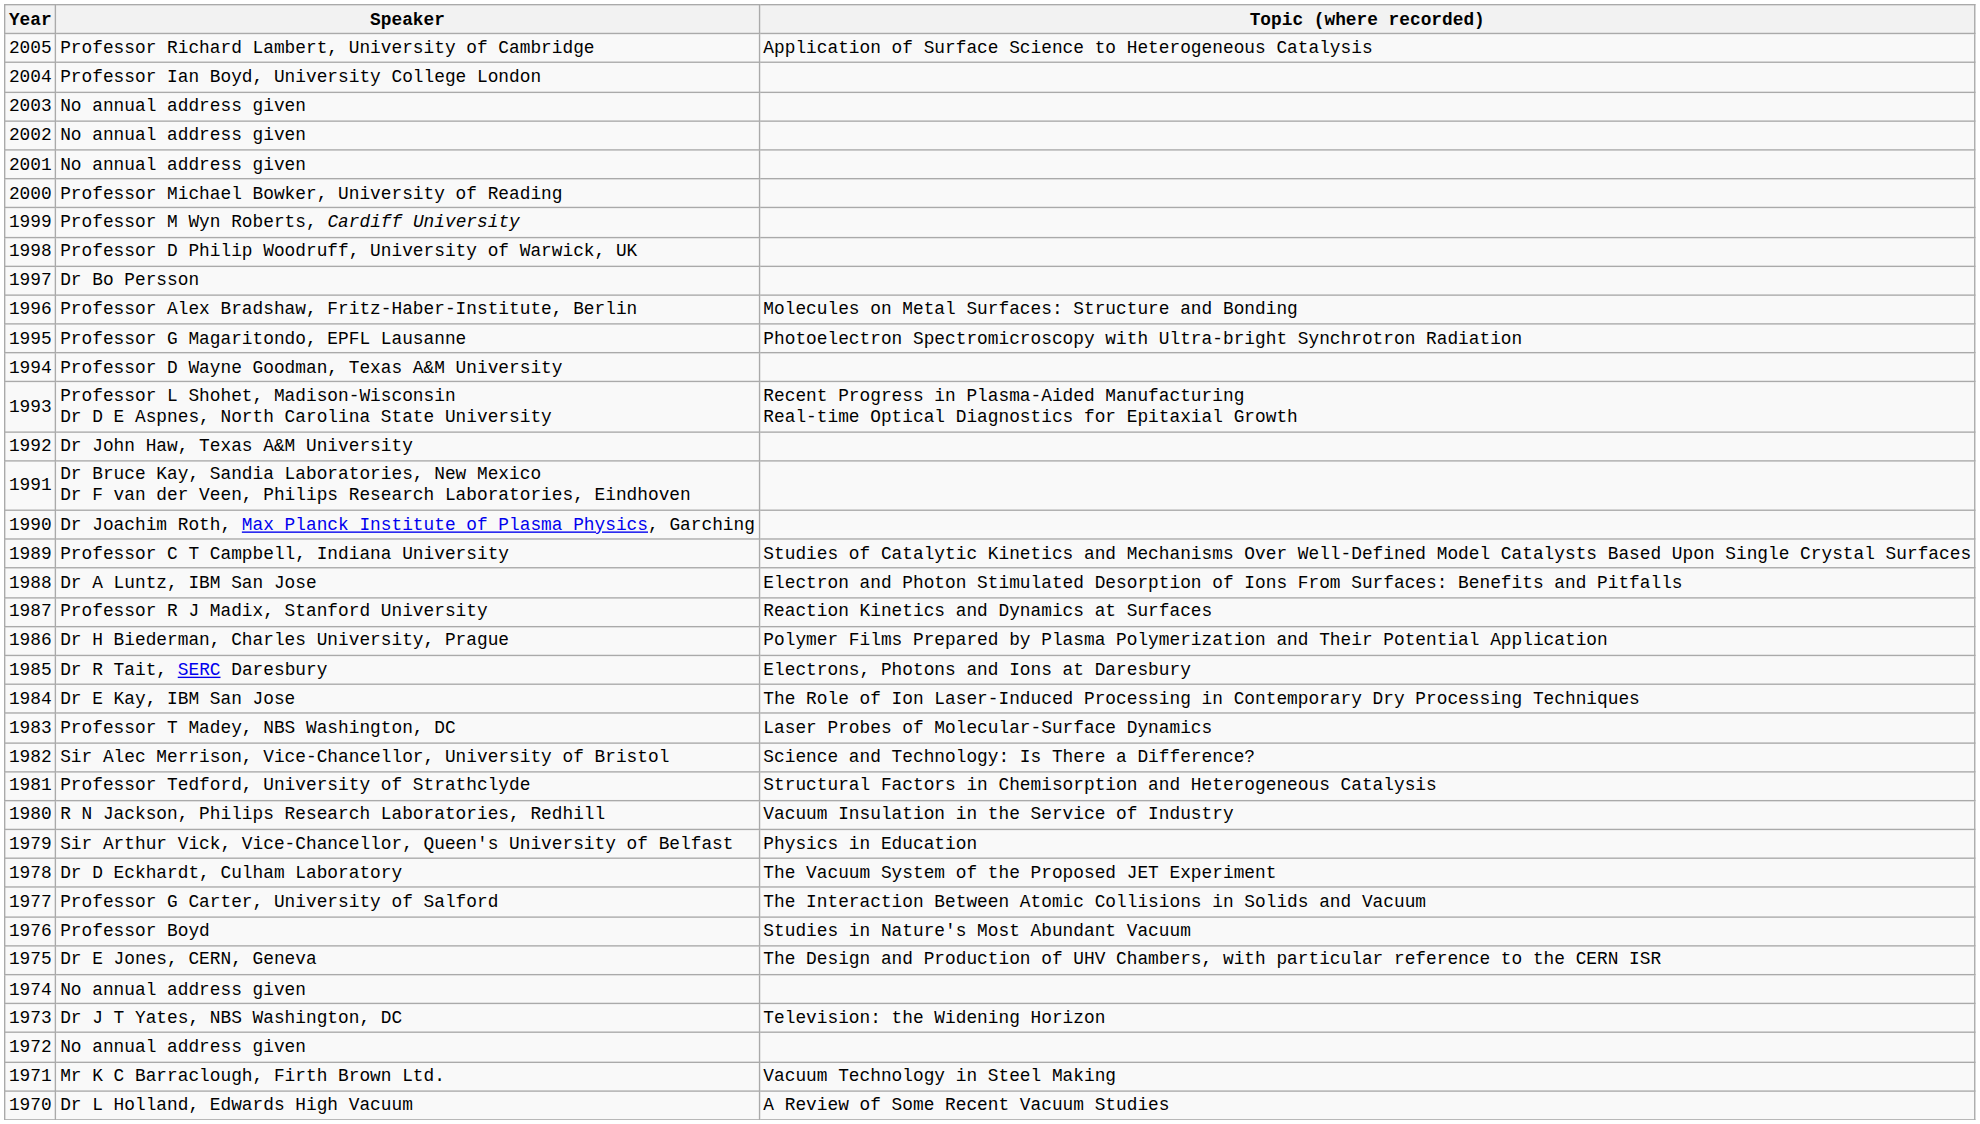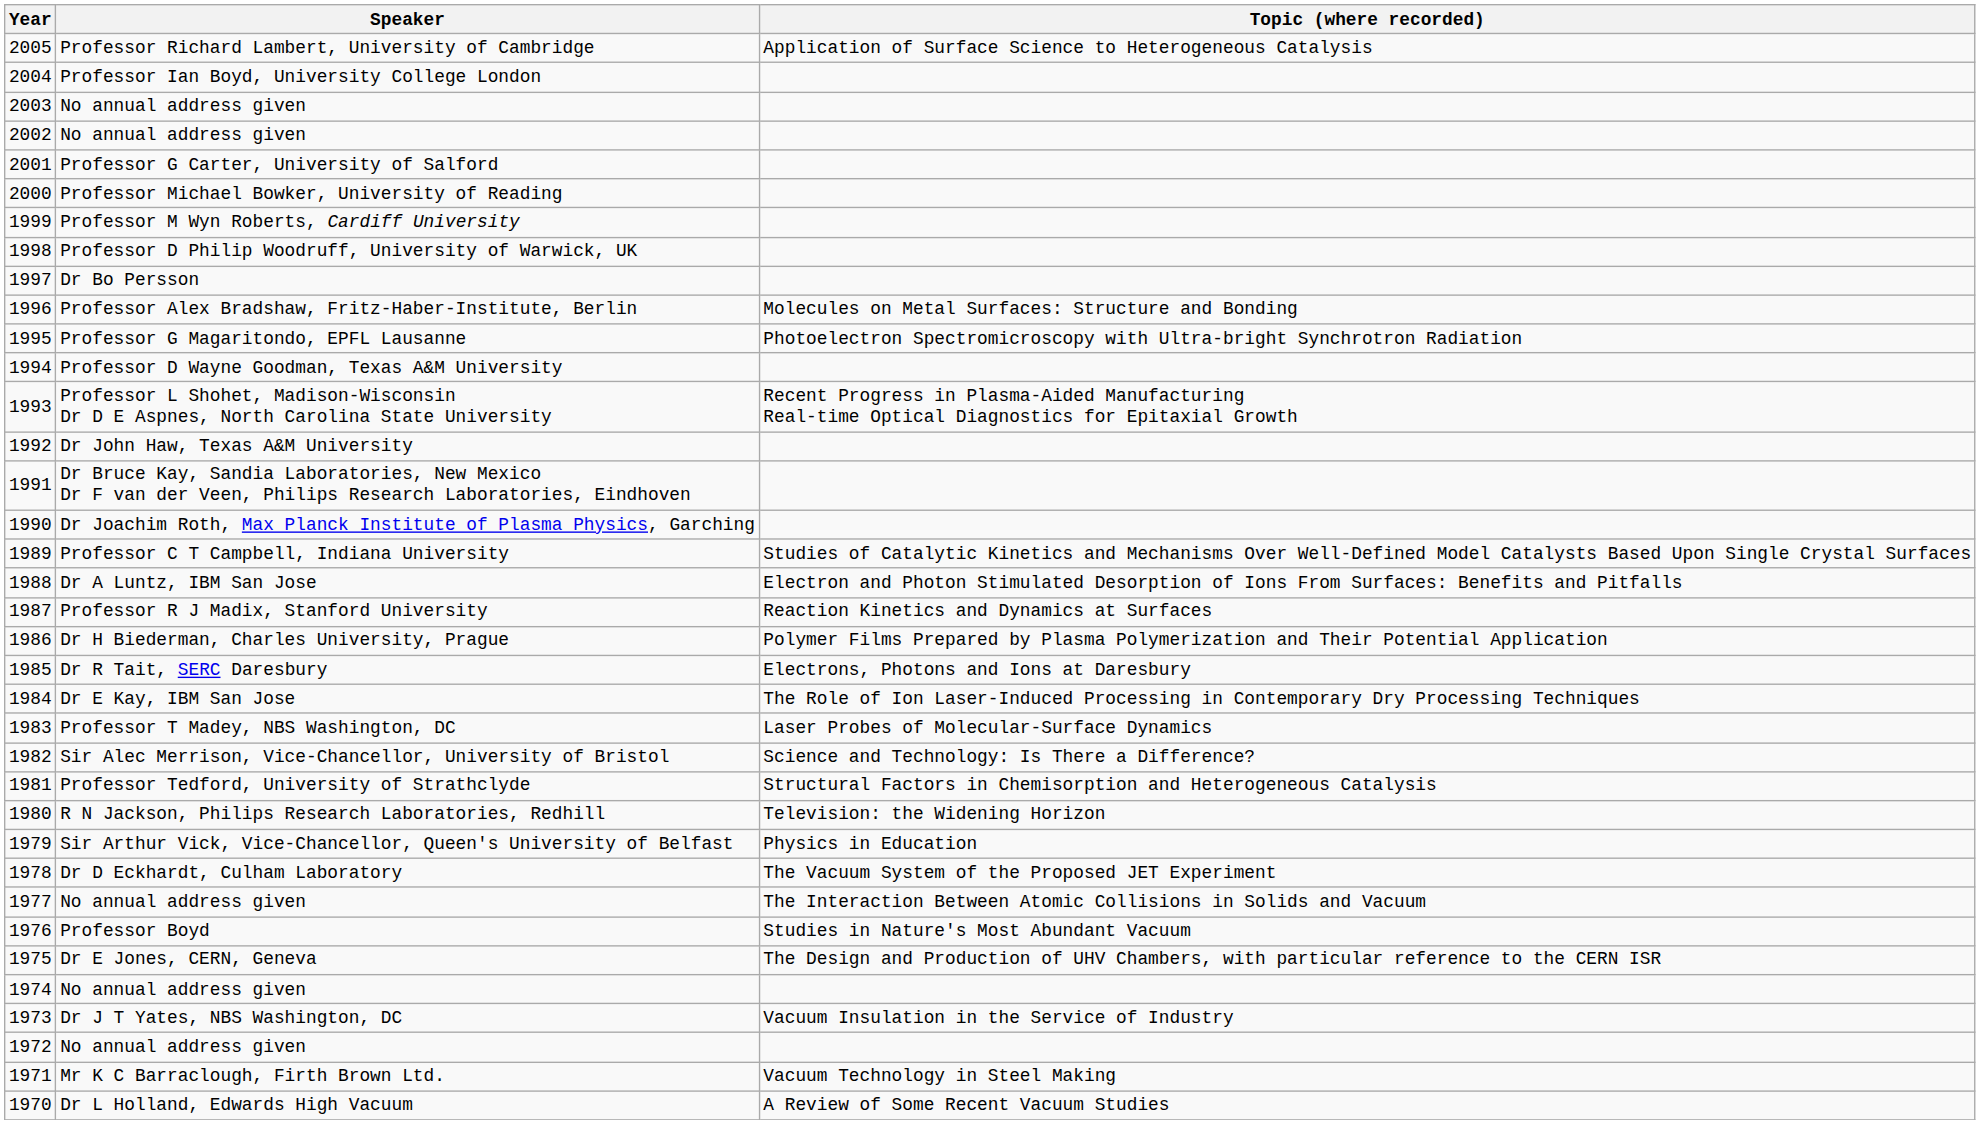(183, 164) No annual address given -> (279, 164) Professor G Carter, University of Salford
(999, 815) Vacuum Insulation in the Service of Industry -> (934, 815) Television: the Widening Horizon
(279, 902) Professor G Carter, University of Salford -> (183, 902) No annual address given
(934, 1018) Television: the Widening Horizon -> (999, 1018) Vacuum Insulation in the Service of Industry
